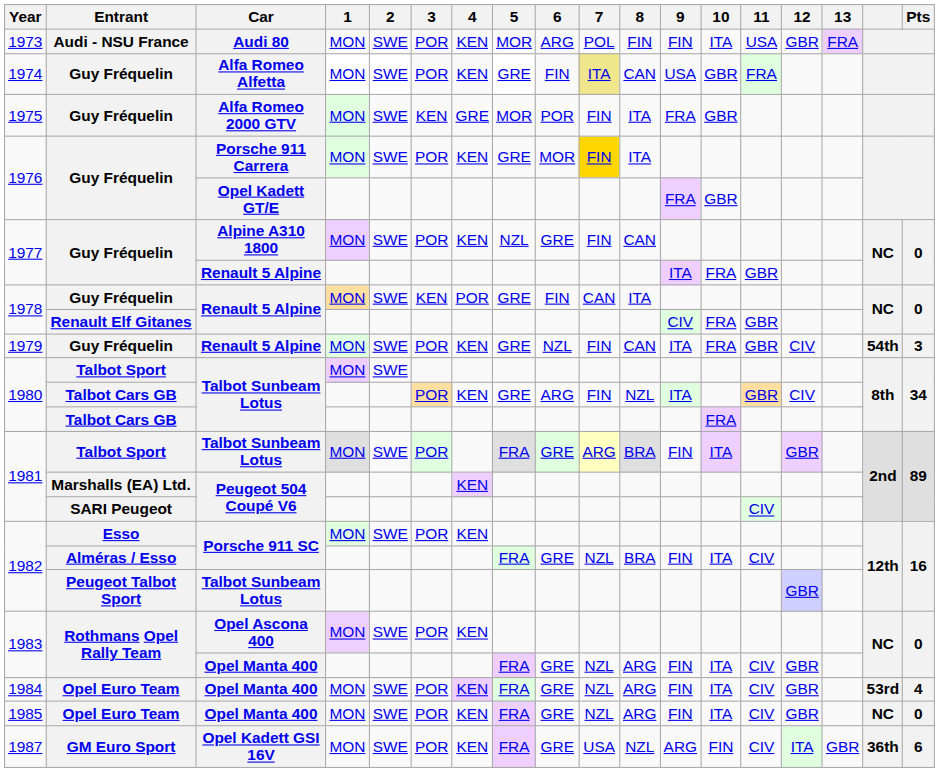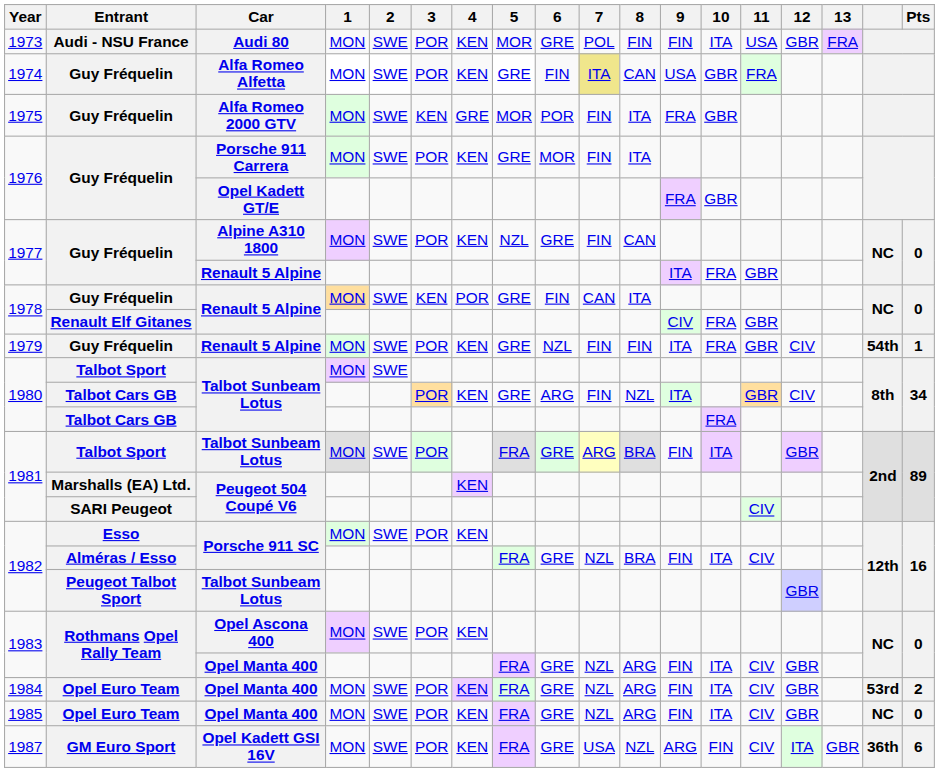(557, 41) ARG -> (557, 41) GRE
(599, 157) gold background -> (599, 157) no background
(640, 346) CAN -> (640, 346) FIN
(918, 346) 3 -> (918, 346) 1
(918, 690) 4 -> (918, 690) 2
